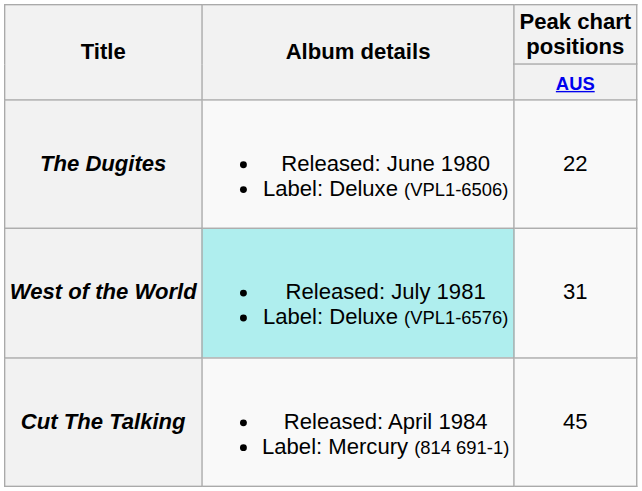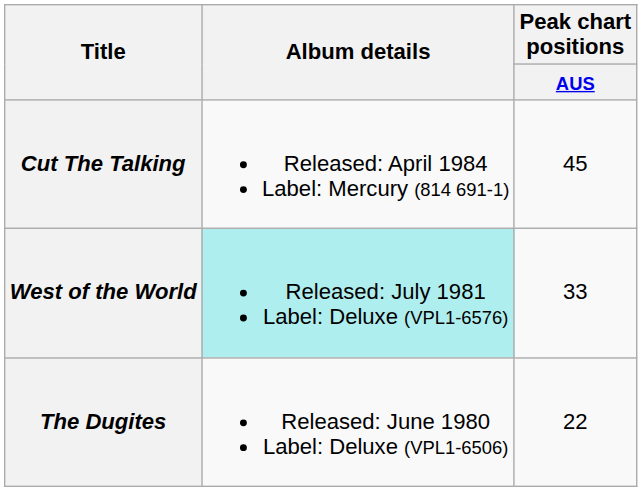rows swapped: (103, 163) <-> (103, 421)
(575, 292) 31 -> (575, 292) 33
